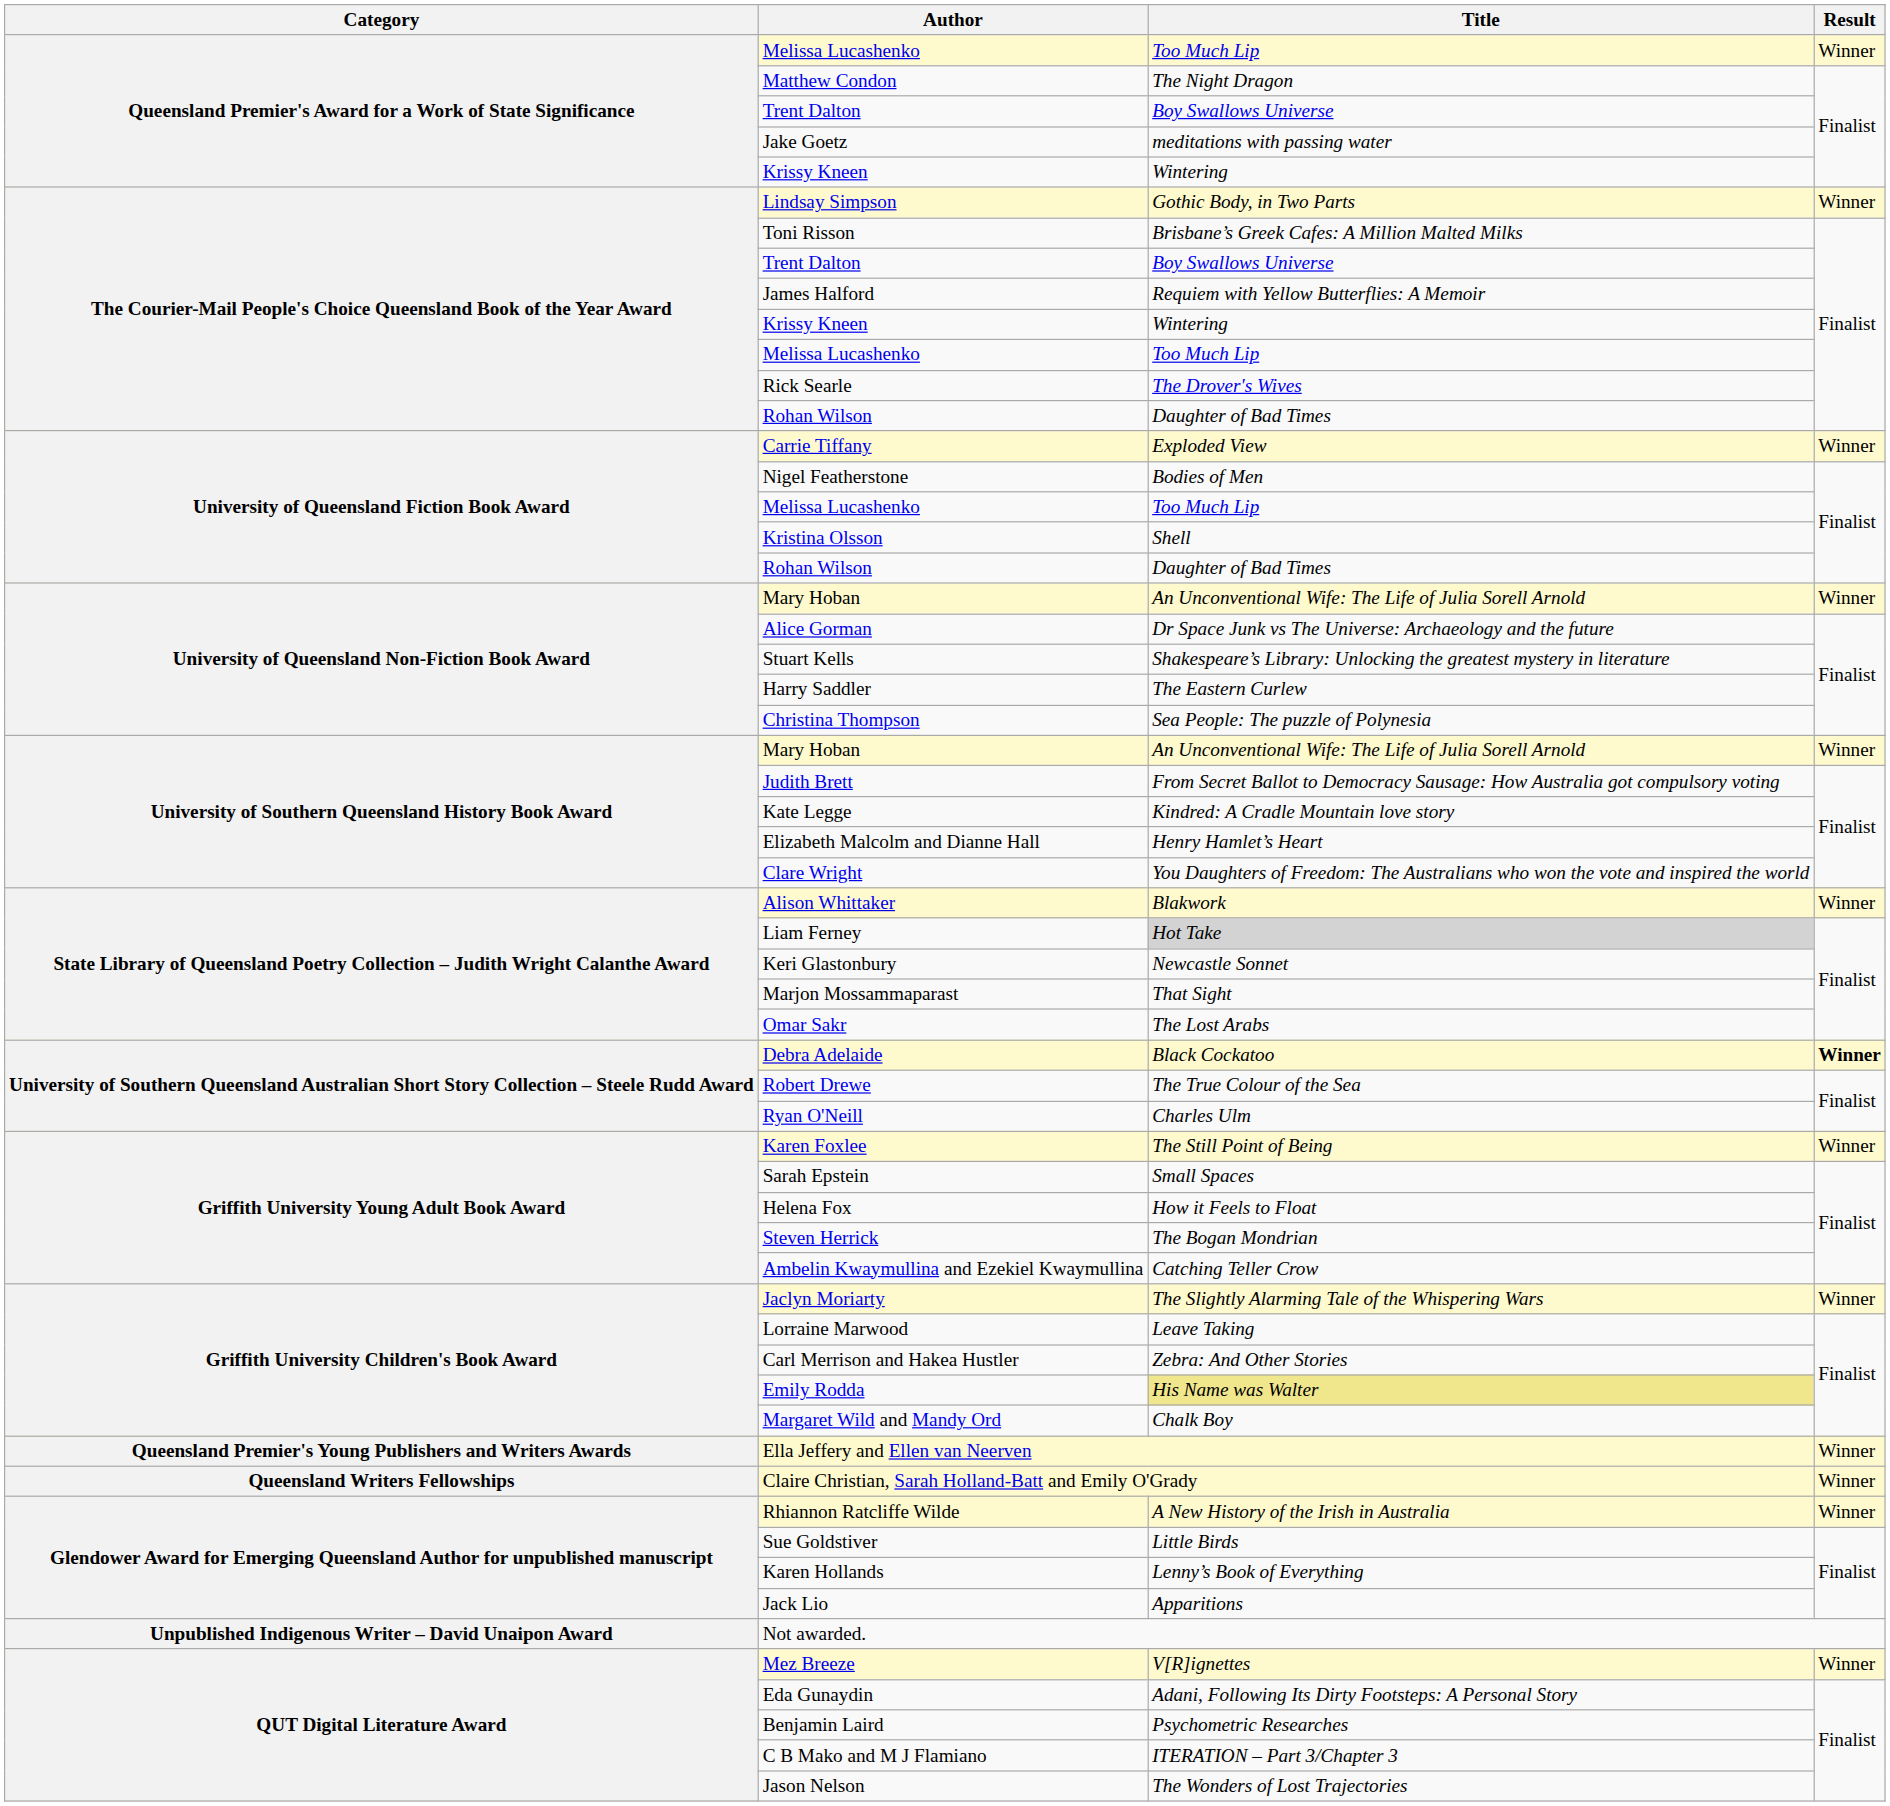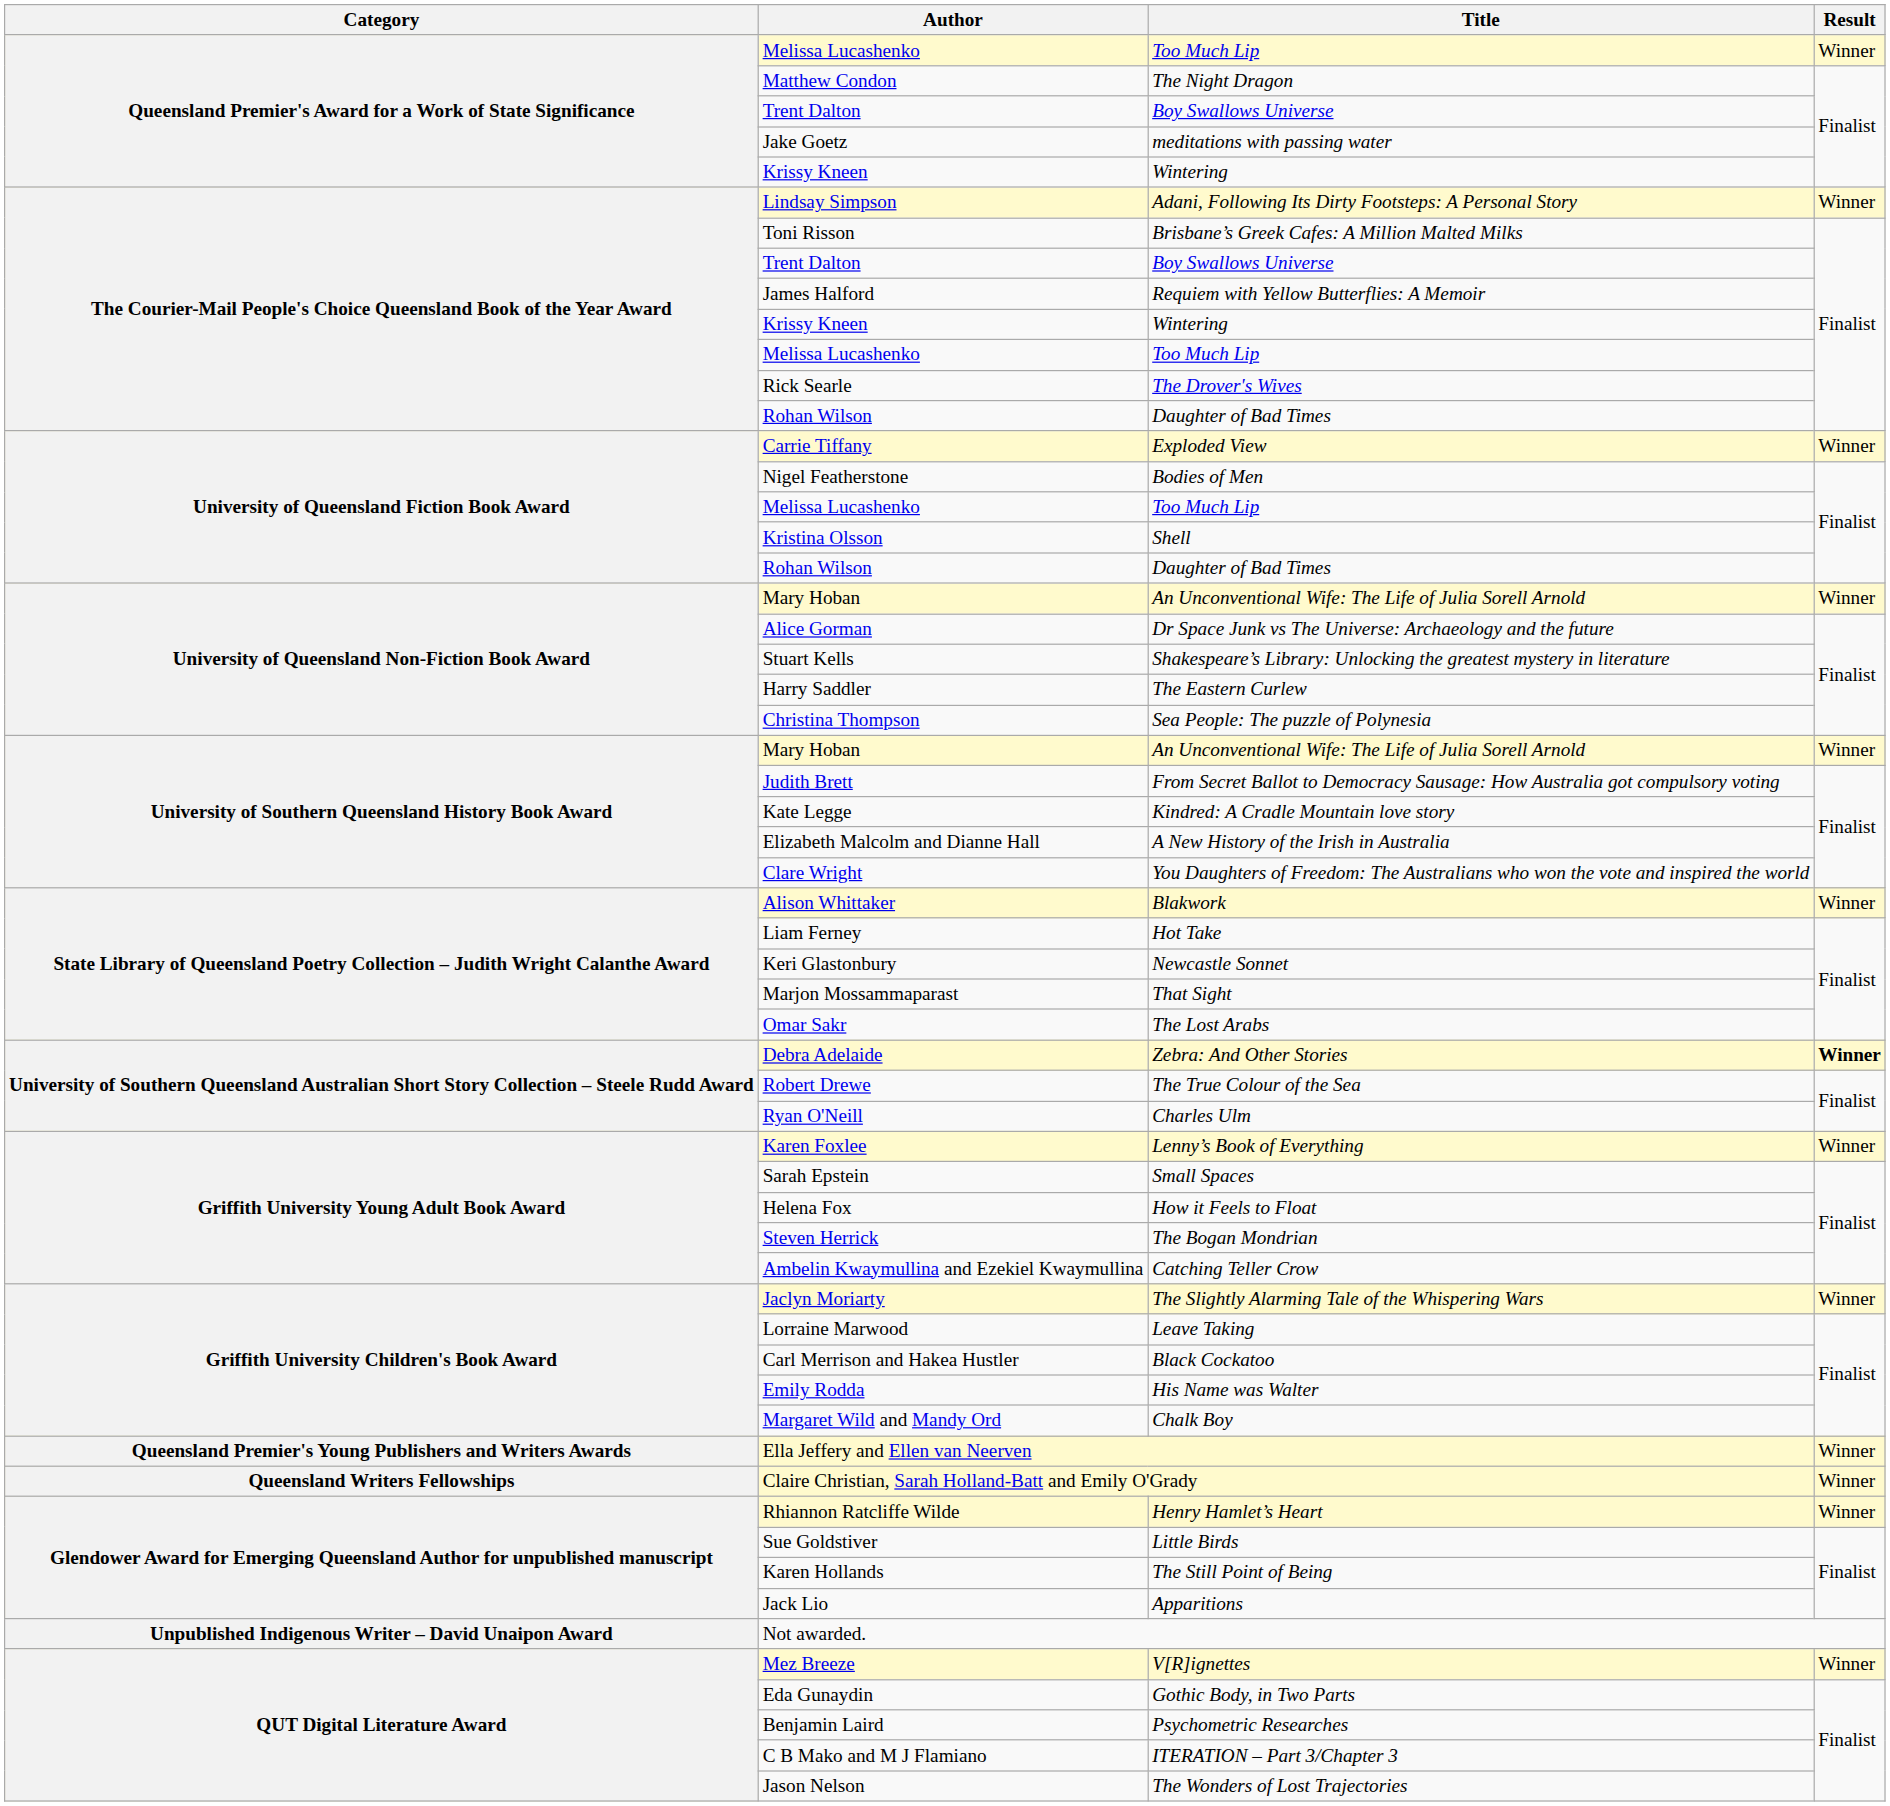(1254, 202) Gothic Body, in Two Parts -> (1365, 202) Adani, Following Its Dirty Footsteps: A Personal Story
(1237, 841) Henry Hamlet’s Heart -> (1301, 841) A New History of the Irish in Australia
(1187, 933) lightgrey background -> (1187, 933) no background
(1213, 1055) Black Cockatoo -> (1250, 1055) Zebra: And Other Stories
(1242, 1146) The Still Point of Being -> (1258, 1146) Lenny’s Book of Everything
(1250, 1359) Zebra: And Other Stories -> (1213, 1359) Black Cockatoo
(1235, 1389) khaki background -> (1235, 1389) no background
(1301, 1511) A New History of the Irish in Australia -> (1237, 1511) Henry Hamlet’s Heart
(1258, 1572) Lenny’s Book of Everything -> (1242, 1572) The Still Point of Being
(1365, 1694) Adani, Following Its Dirty Footsteps: A Personal Story -> (1254, 1694) Gothic Body, in Two Parts
